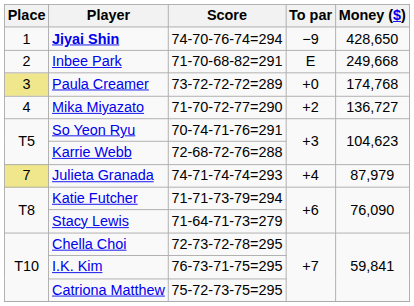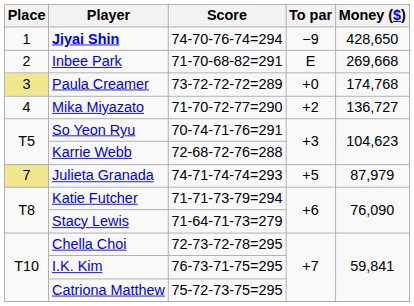(372, 61) 249,668 -> (372, 61) 269,668
(311, 175) +4 -> (311, 175) +5
